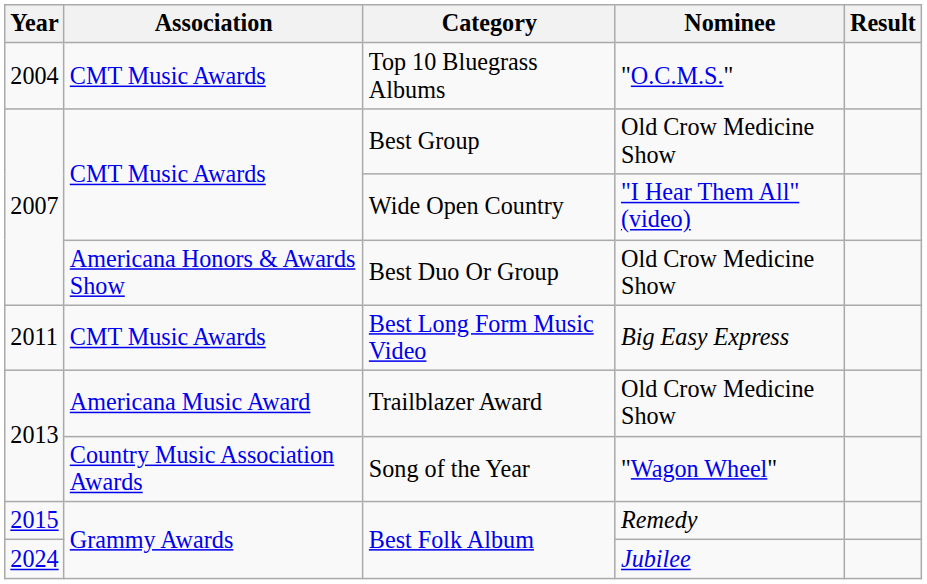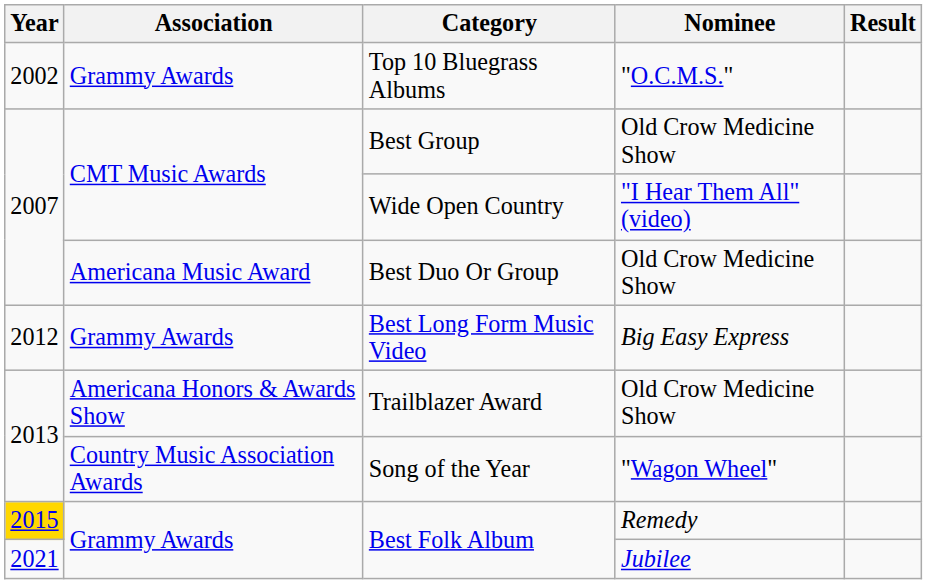(34, 75) 2004 -> (34, 75) 2002
(168, 75) CMT Music Awards -> (152, 75) Grammy Awards
(213, 272) Americana Honors & Awards Show -> (190, 272) Americana Music Award
(34, 337) 2011 -> (34, 337) 2012
(168, 337) CMT Music Awards -> (152, 337) Grammy Awards
(190, 403) Americana Music Award -> (213, 403) Americana Honors & Awards Show
(34, 520) no background -> (34, 520) gold background
(34, 558) 2024 -> (34, 558) 2021
